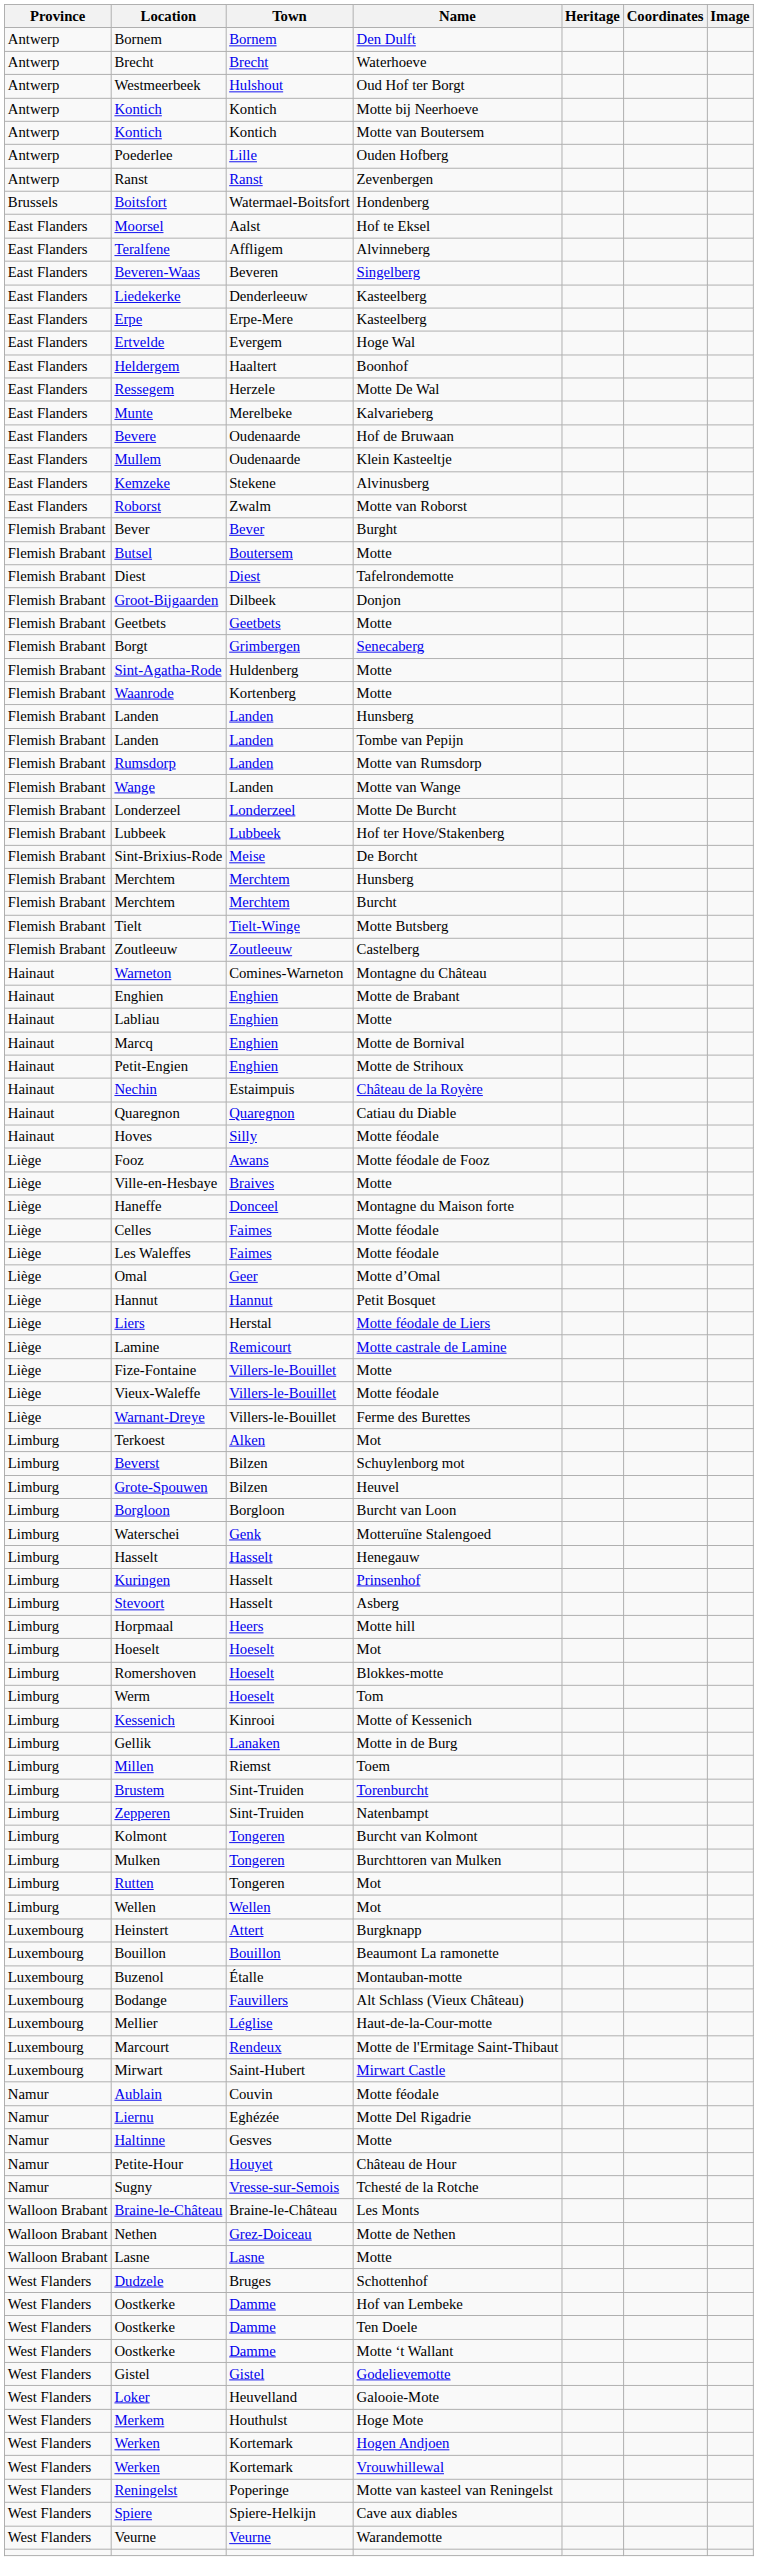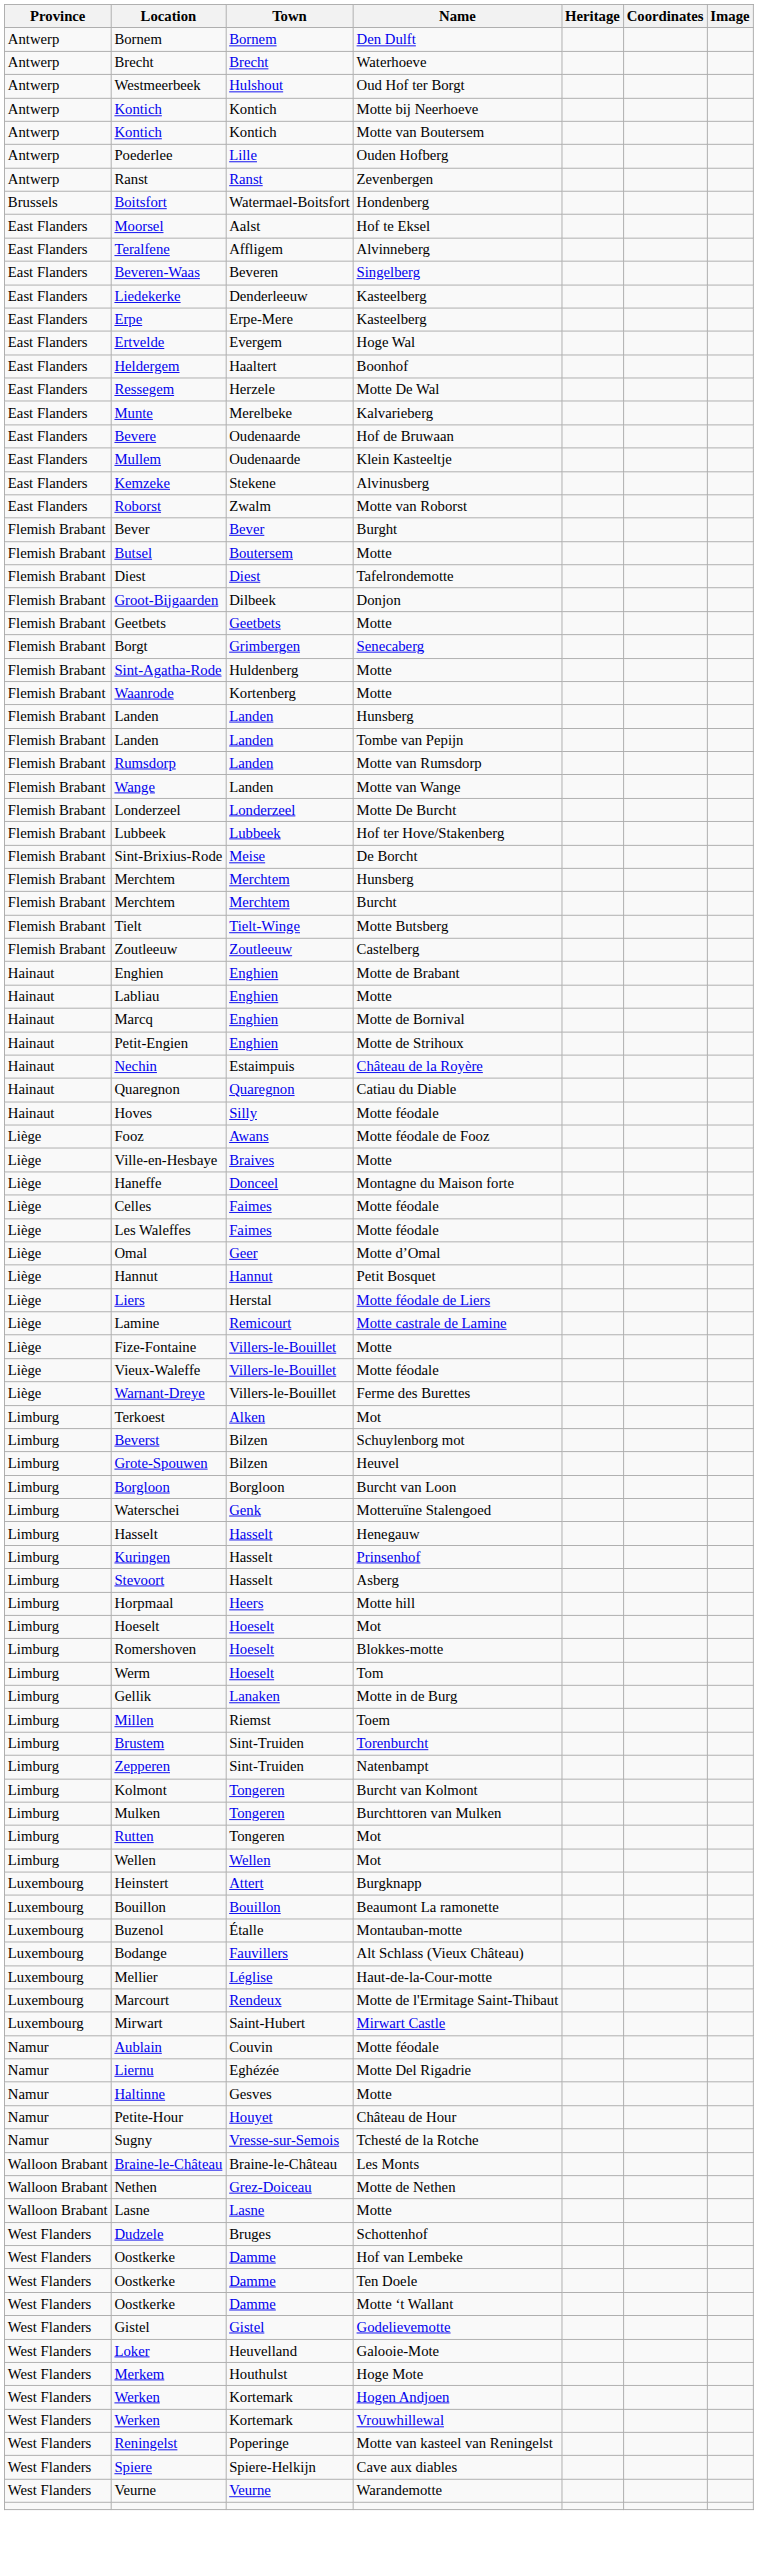- row: (143, 973)
- row: (145, 1720)
